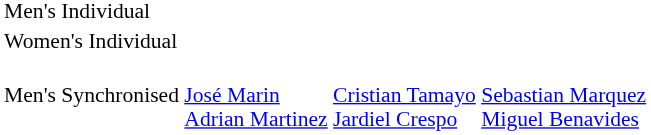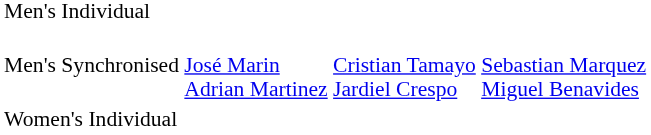rows swapped: (91, 94) <-> (91, 40)
